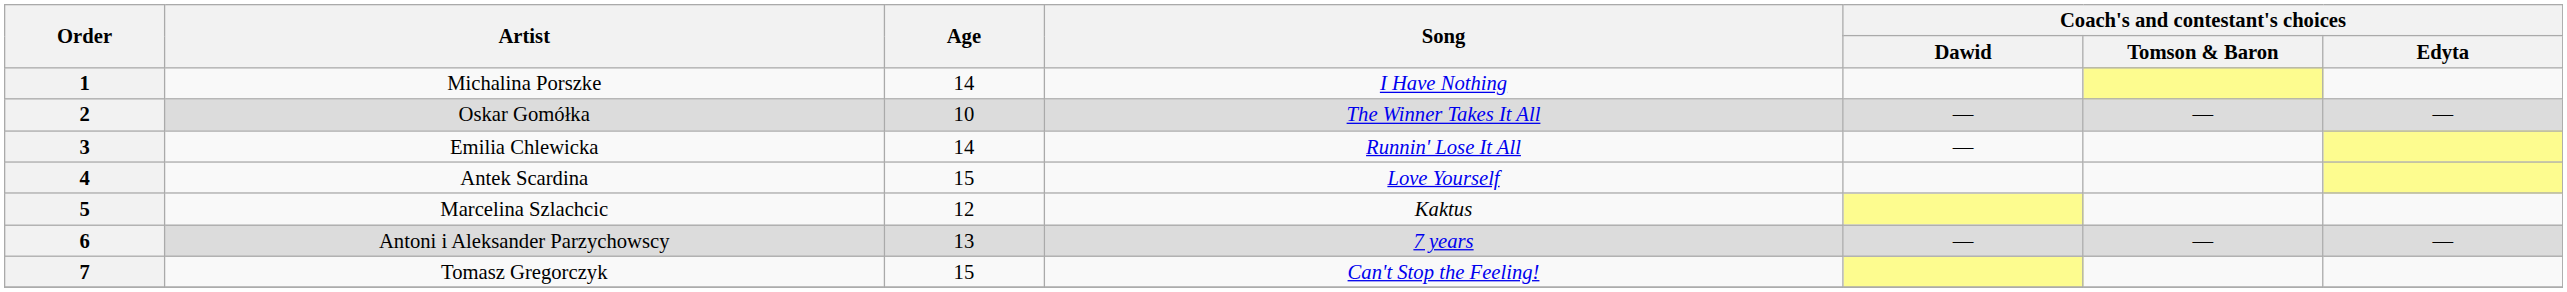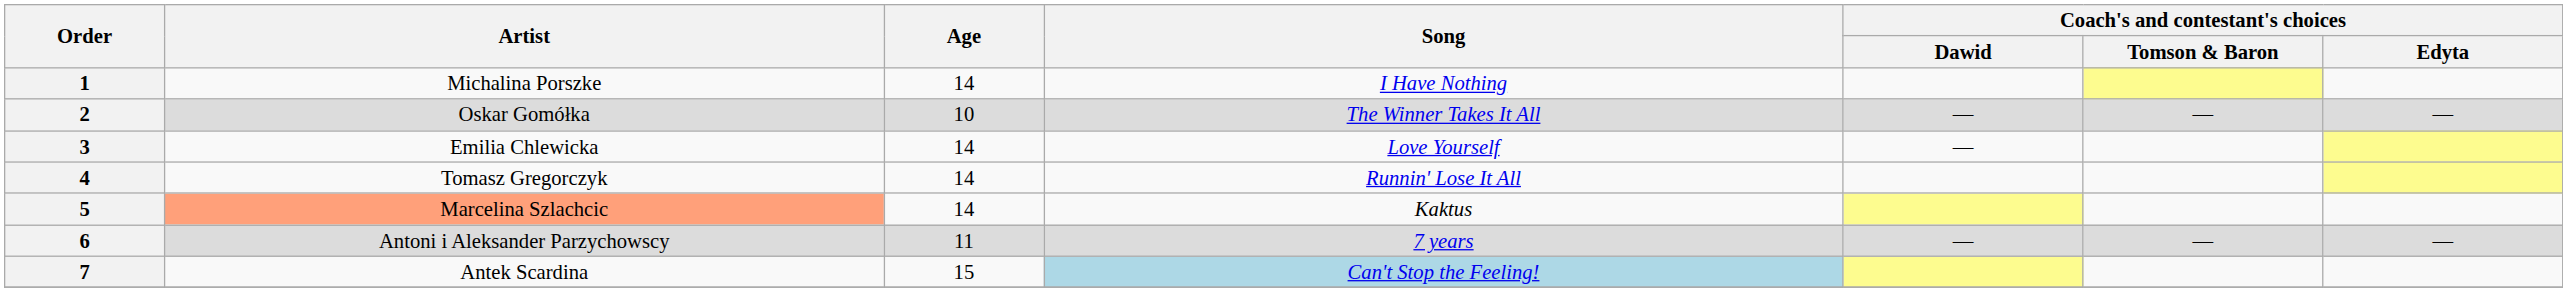(1444, 146) Runnin' Lose It All -> (1444, 146) Love Yourself
(524, 178) Antek Scardina -> (524, 178) Tomasz Gregorczyk
(964, 178) 15 -> (964, 178) 14
(1444, 178) Love Yourself -> (1444, 178) Runnin' Lose It All
(524, 209) no background -> (524, 209) lightsalmon background
(964, 209) 12 -> (964, 209) 14
(964, 240) 13 -> (964, 240) 11
(524, 272) Tomasz Gregorczyk -> (524, 272) Antek Scardina
(1444, 272) no background -> (1444, 272) lightblue background
